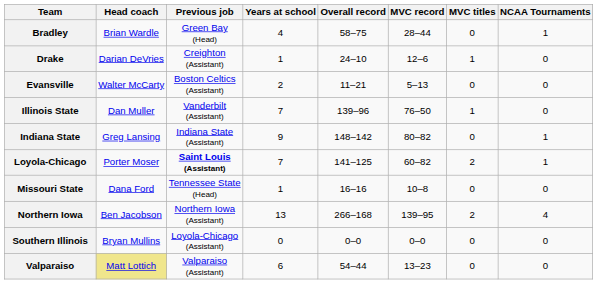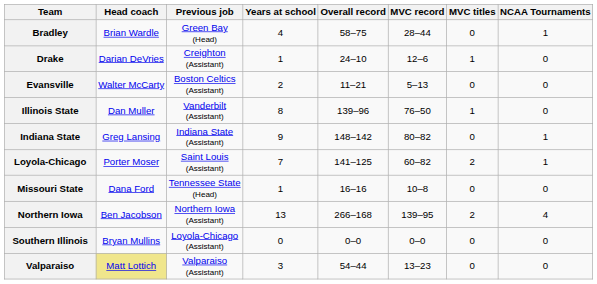(281, 111) 7 -> (281, 111) 8
(205, 163) bold -> (205, 163) normal
(281, 267) 6 -> (281, 267) 3
